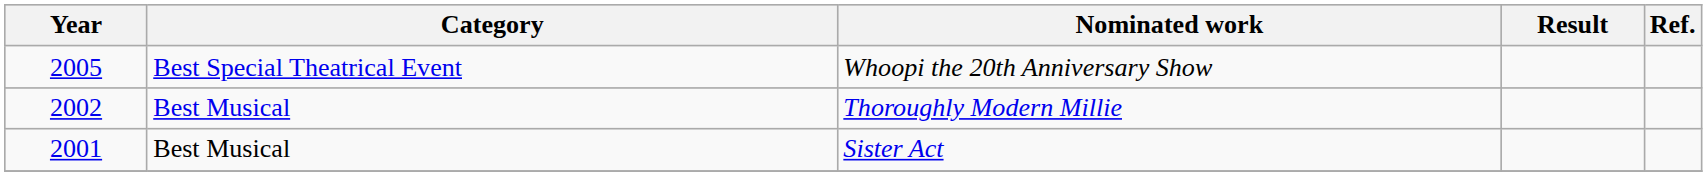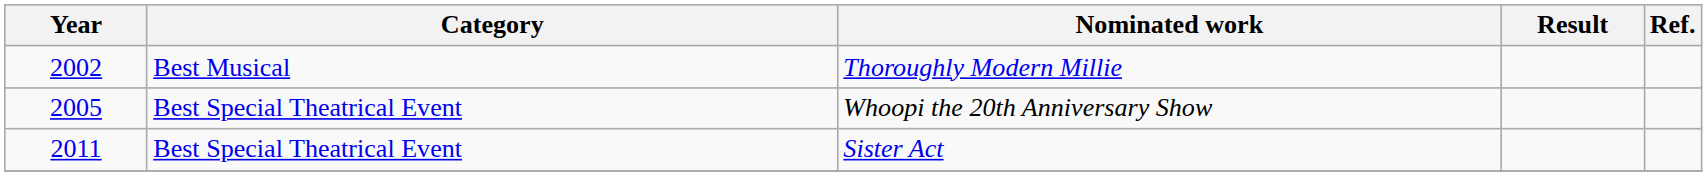rows swapped: (983, 107) <-> (1028, 66)
(76, 149) 2001 -> (76, 149) 2011
(222, 149) Best Musical -> (308, 149) Best Special Theatrical Event
